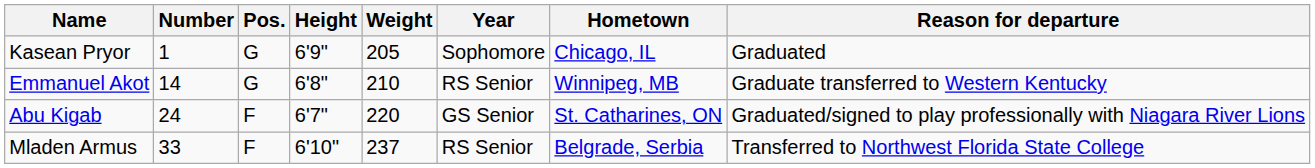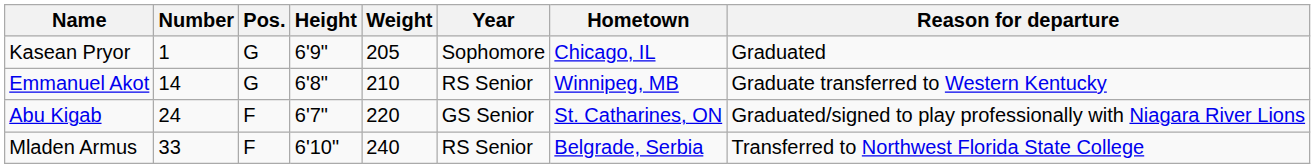(383, 147) 237 -> (383, 147) 240
